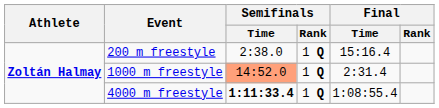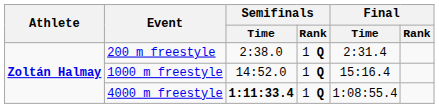(365, 53) 15:16.4 -> (365, 53) 2:31.4
(261, 73) lightsalmon background -> (261, 73) no background
(365, 73) 2:31.4 -> (365, 73) 15:16.4
